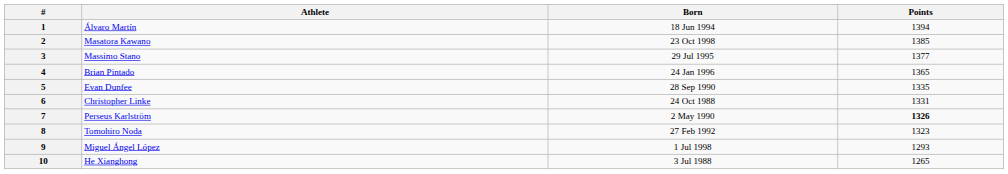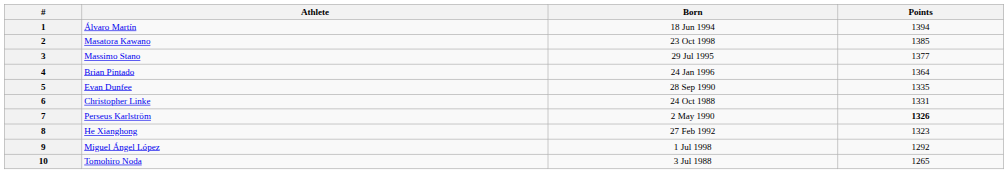(921, 72) 1365 -> (921, 72) 1364
(113, 132) Tomohiro Noda -> (111, 132) He Xianghong
(921, 147) 1293 -> (921, 147) 1292
(111, 161) He Xianghong -> (113, 161) Tomohiro Noda
